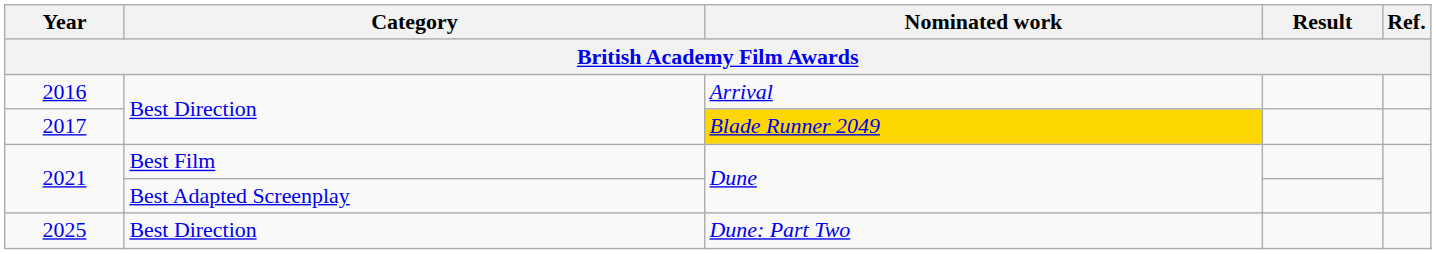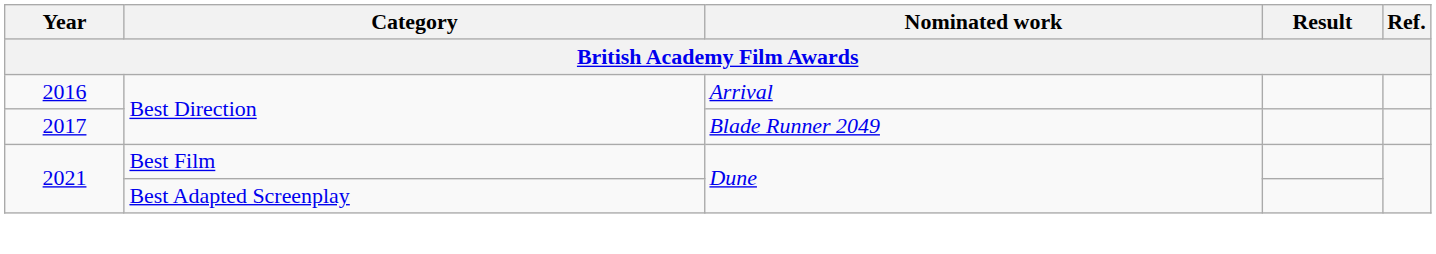(795, 126) gold background -> (795, 126) no background
- row: (65, 230)
